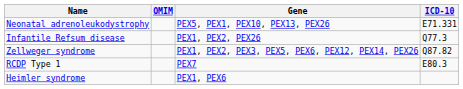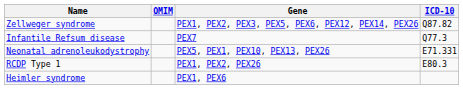rows swapped: (51, 51) <-> (78, 24)
(219, 38) PEX1, PEX2, PEX26 -> (187, 38) PEX7
(187, 64) PEX7 -> (219, 64) PEX1, PEX2, PEX26
